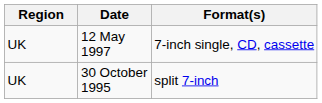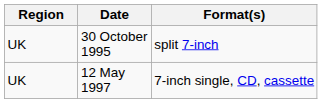rows swapped: (114, 80) <-> (103, 44)
